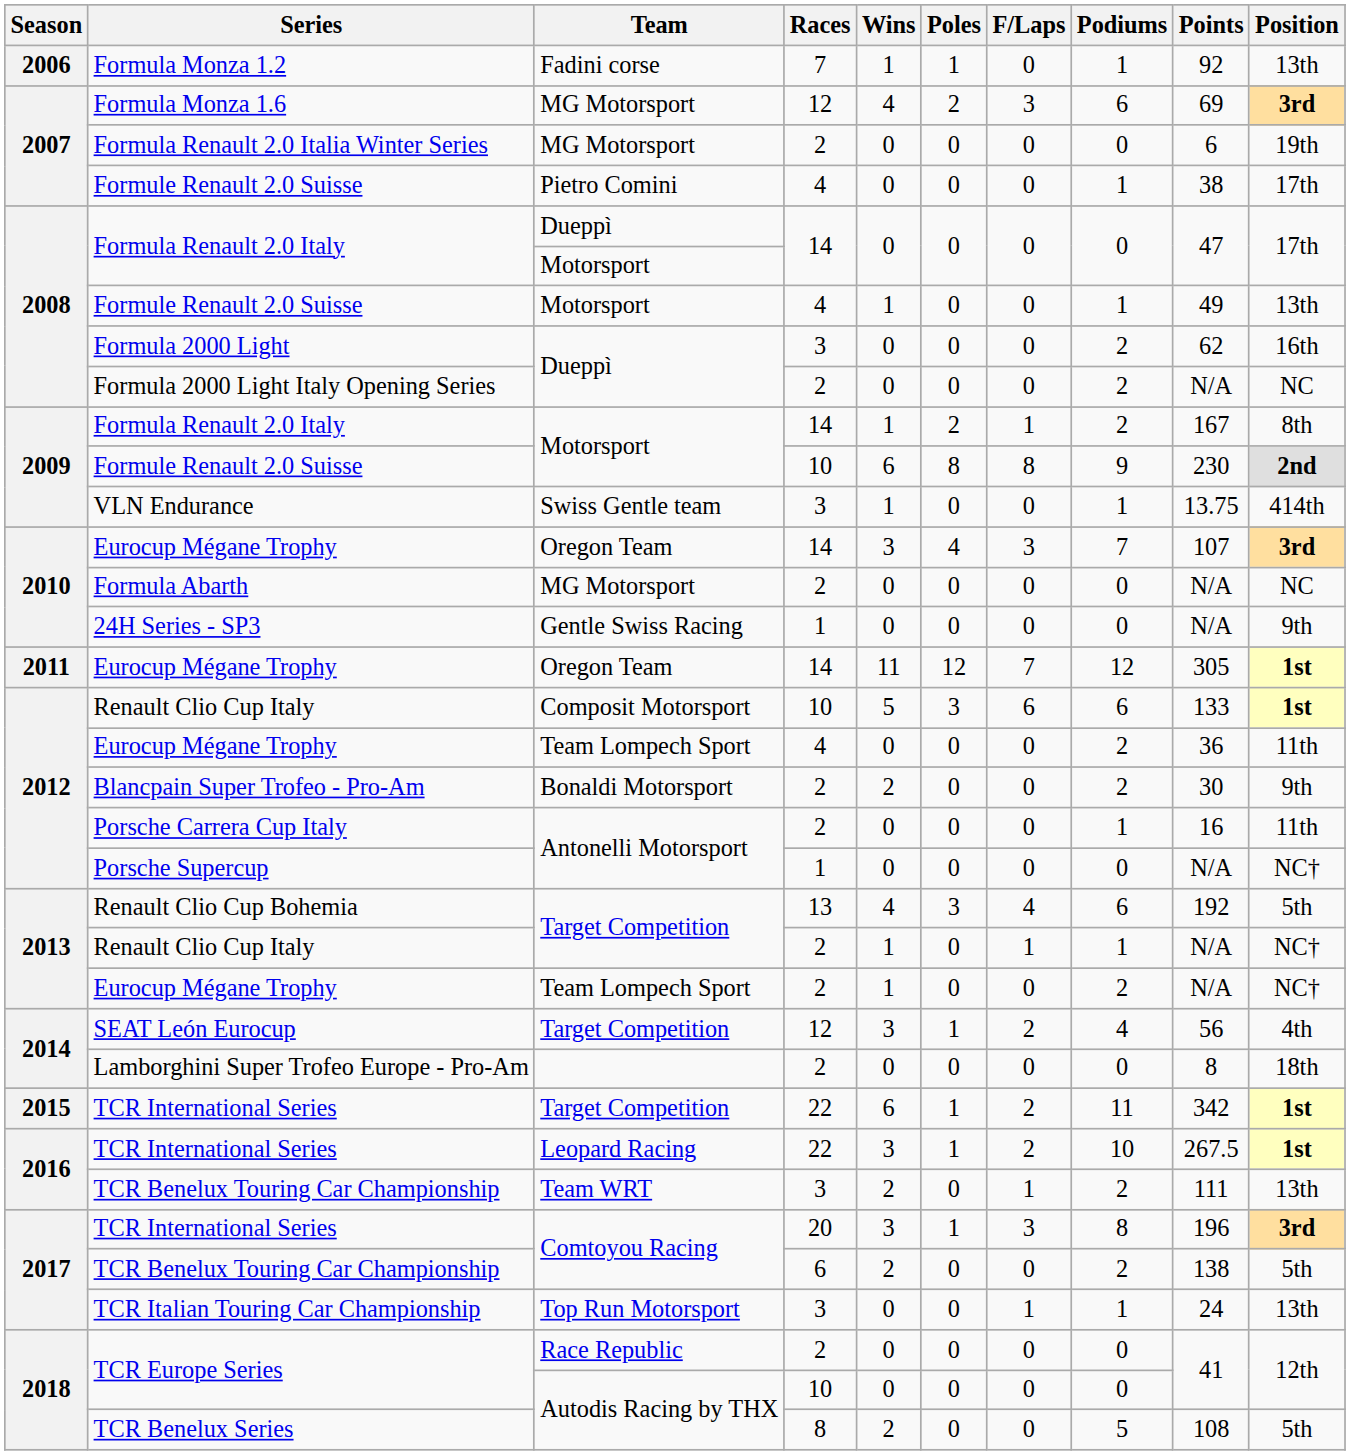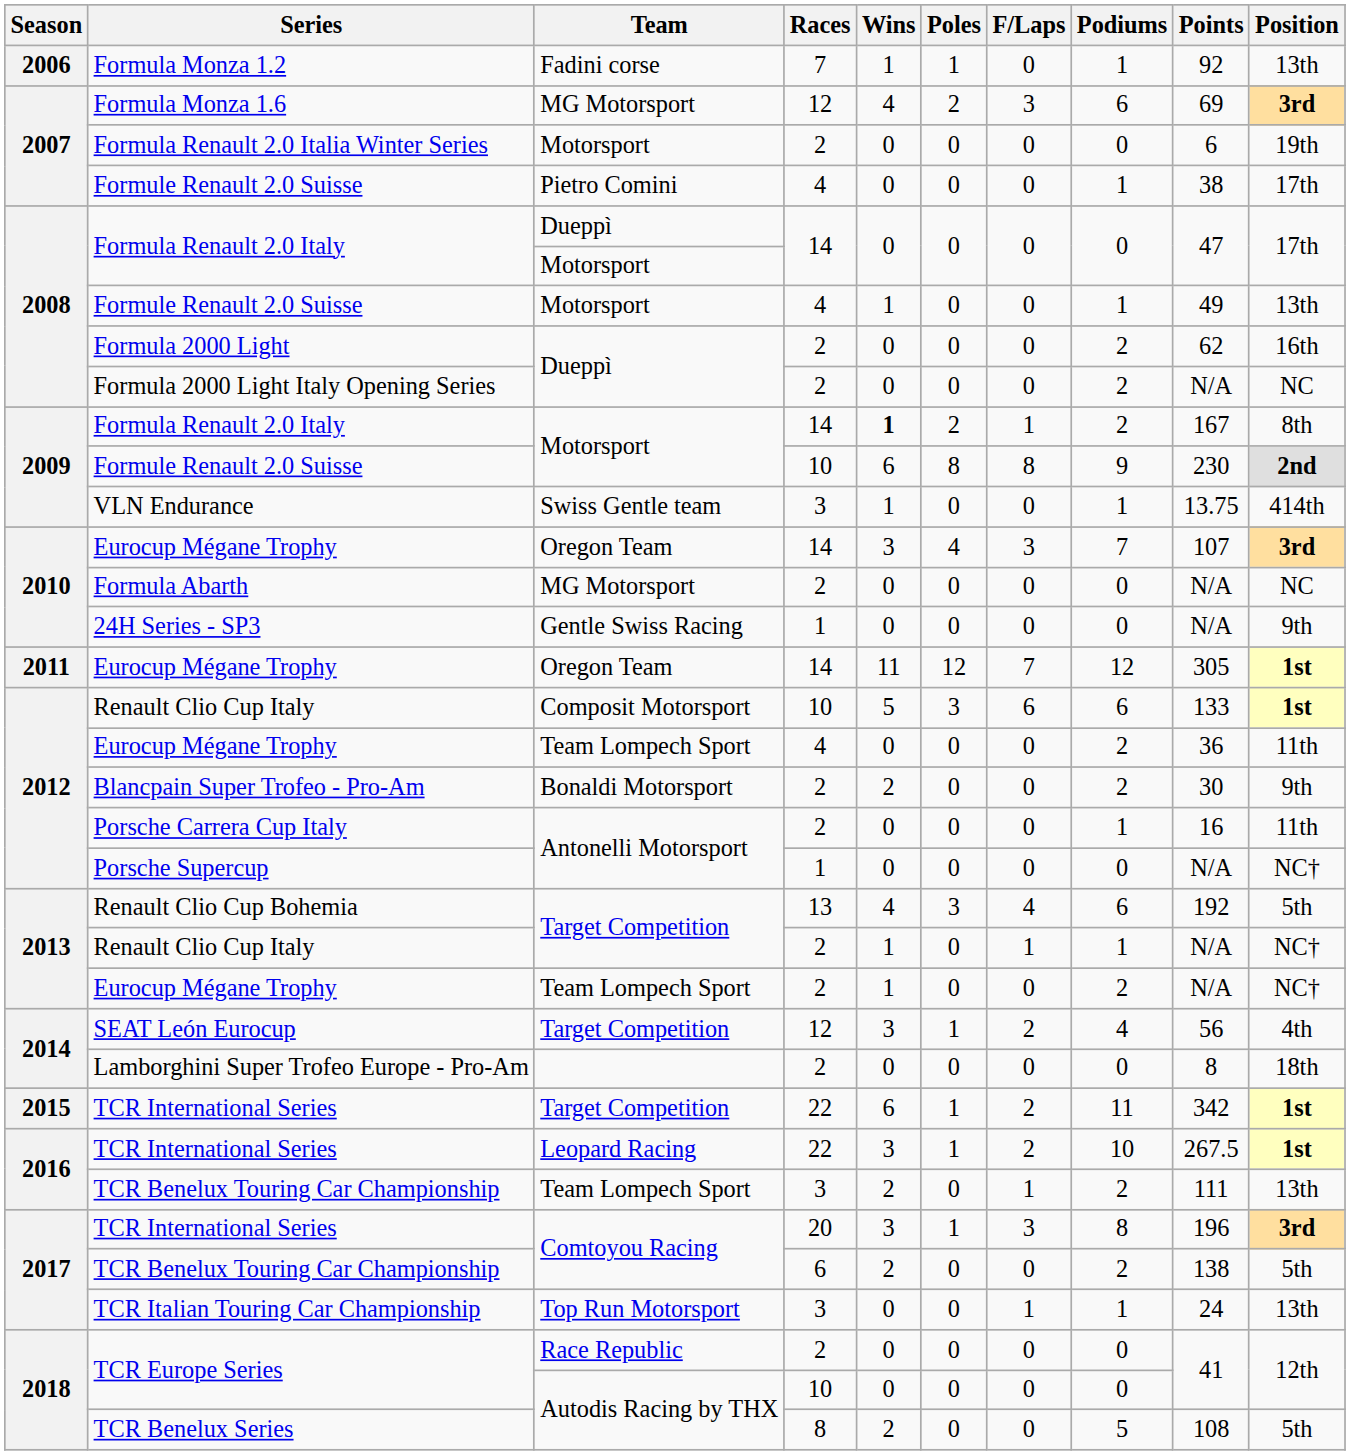(618, 145) MG Motorsport -> (595, 145) Motorsport
(820, 346) 3 -> (820, 346) 2
(889, 426) normal -> (889, 426) bold
(596, 1188) Team WRT -> (645, 1188) Team Lompech Sport
